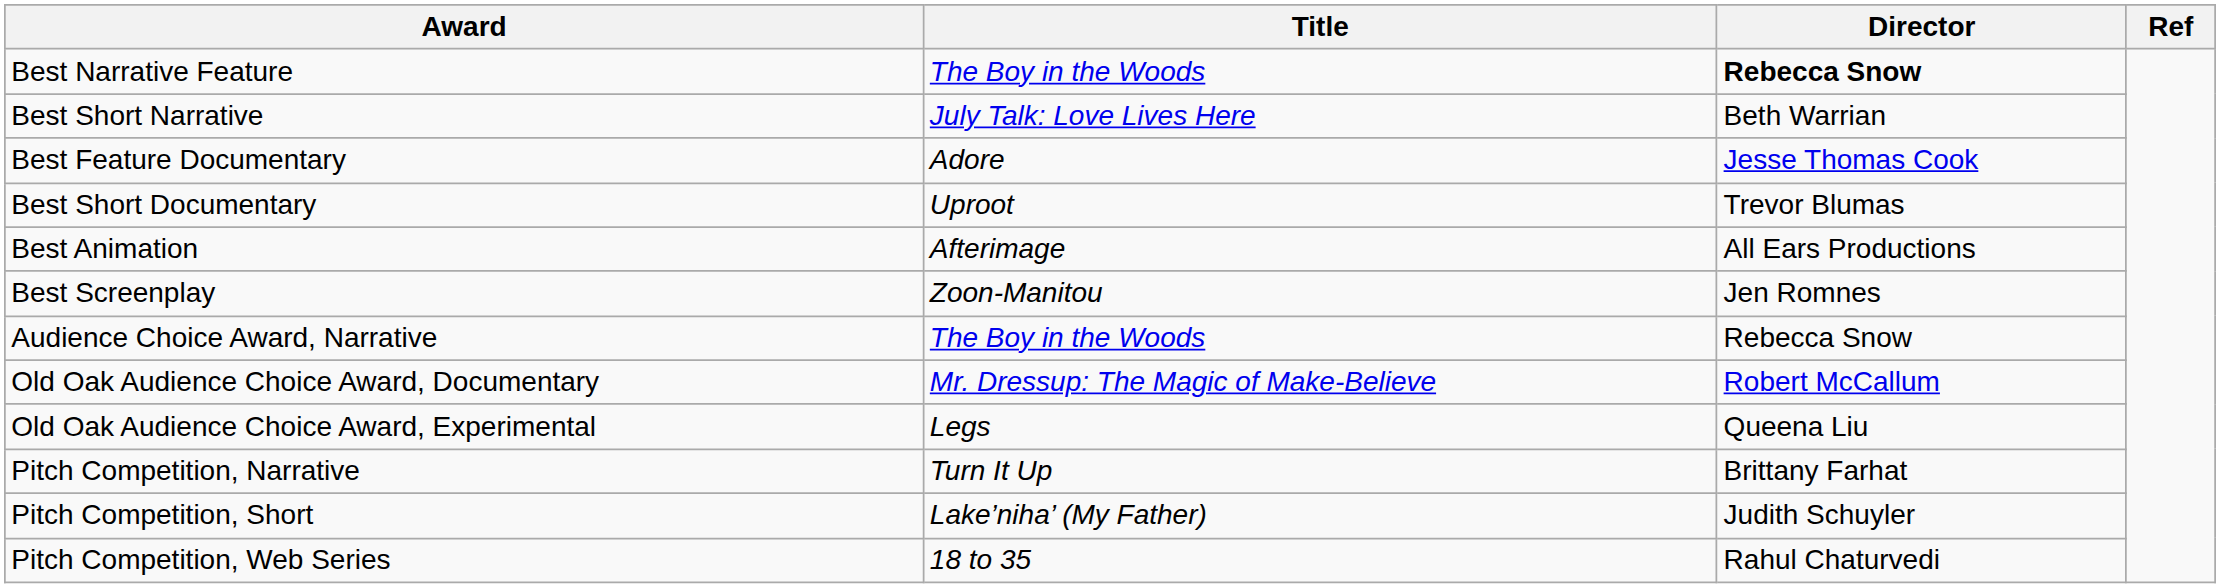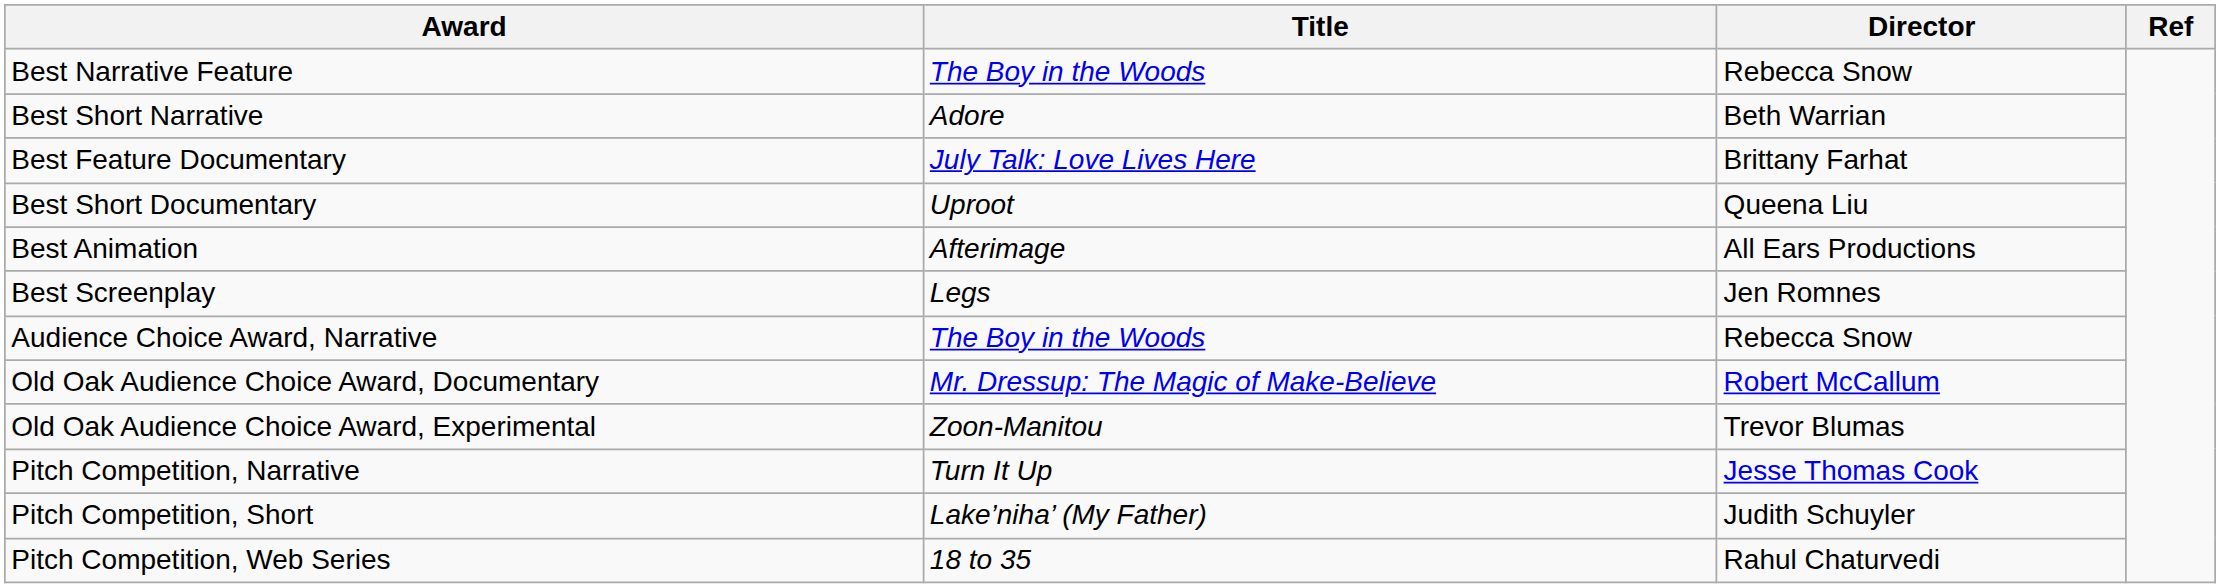(1822, 71) bold -> (1818, 71) normal
(1093, 115) July Talk: Love Lives Here -> (967, 115) Adore
(967, 159) Adore -> (1093, 159) July Talk: Love Lives Here
(1851, 159) Jesse Thomas Cook -> (1815, 159) Brittany Farhat
(1814, 204) Trevor Blumas -> (1796, 204) Queena Liu
(1016, 293) Zoon-Manitou -> (960, 293) Legs
(960, 426) Legs -> (1016, 426) Zoon-Manitou
(1796, 426) Queena Liu -> (1814, 426) Trevor Blumas
(1815, 470) Brittany Farhat -> (1851, 470) Jesse Thomas Cook
